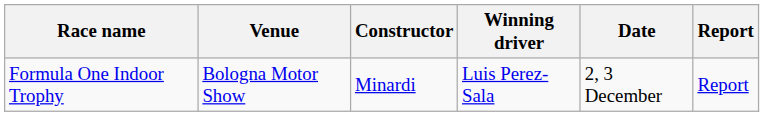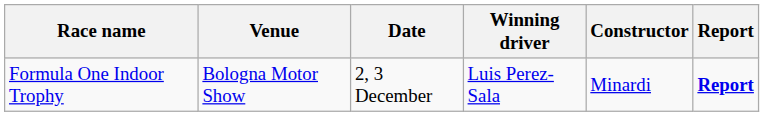columns swapped: (637, 31) <-> (404, 31)
(723, 84) normal -> (726, 84) bold
